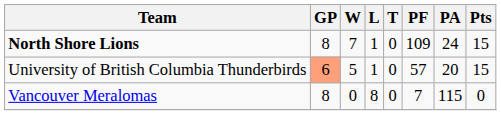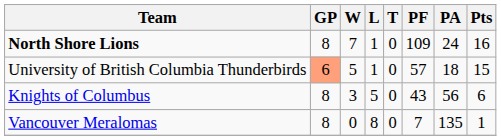(481, 43) 15 -> (481, 43) 16
(450, 69) 20 -> (450, 69) 18
+ row: (79, 95)
(450, 95) 115 -> (450, 122) 135
(481, 95) 0 -> (481, 122) 1
